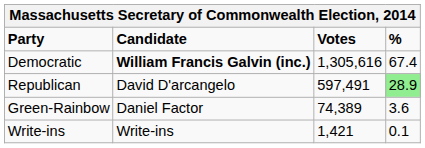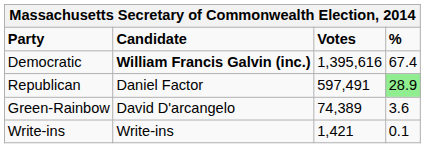(350, 62) 1,305,616 -> (350, 62) 1,395,616
(176, 85) David D'arcangelo -> (160, 85) Daniel Factor
(160, 108) Daniel Factor -> (176, 108) David D'arcangelo
